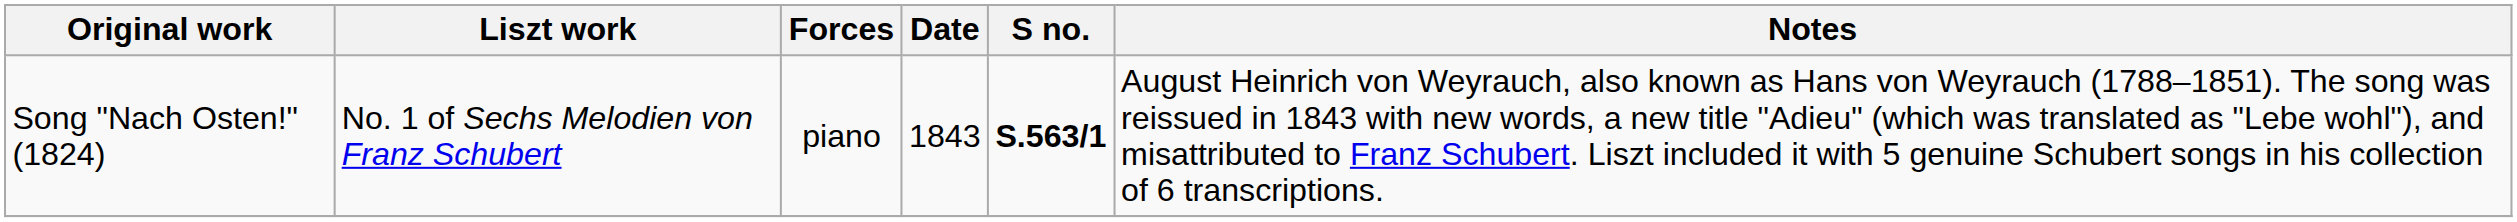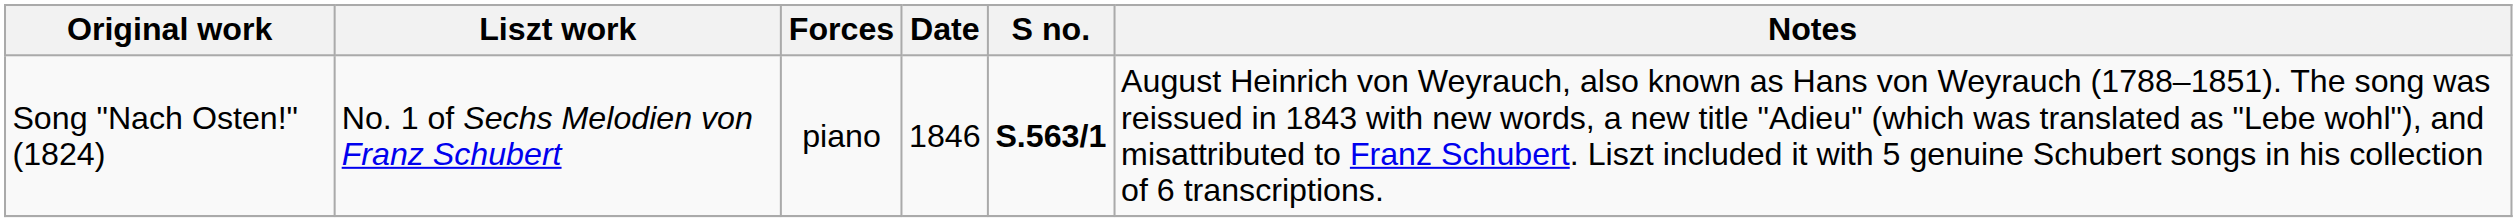(945, 135) 1843 -> (945, 135) 1846
